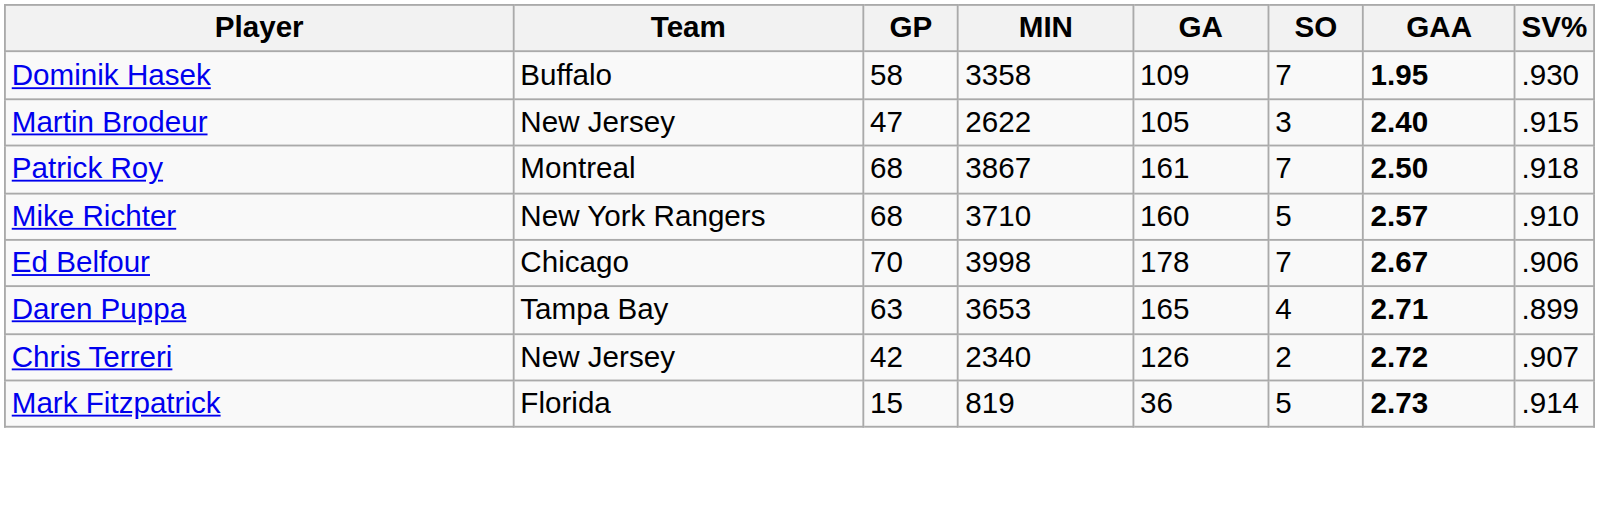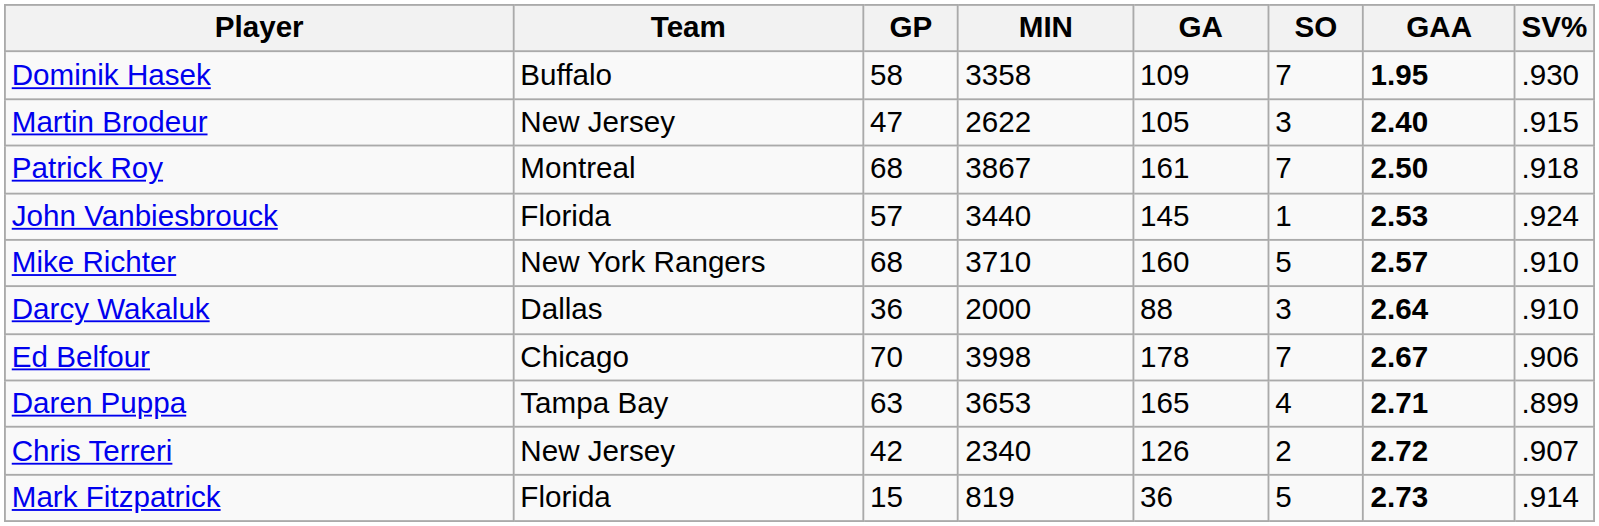+ row: (145, 215)
+ row: (111, 309)
